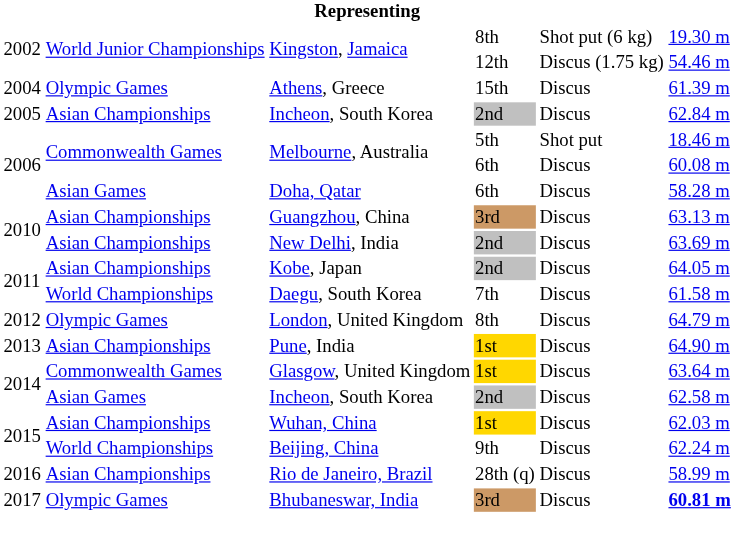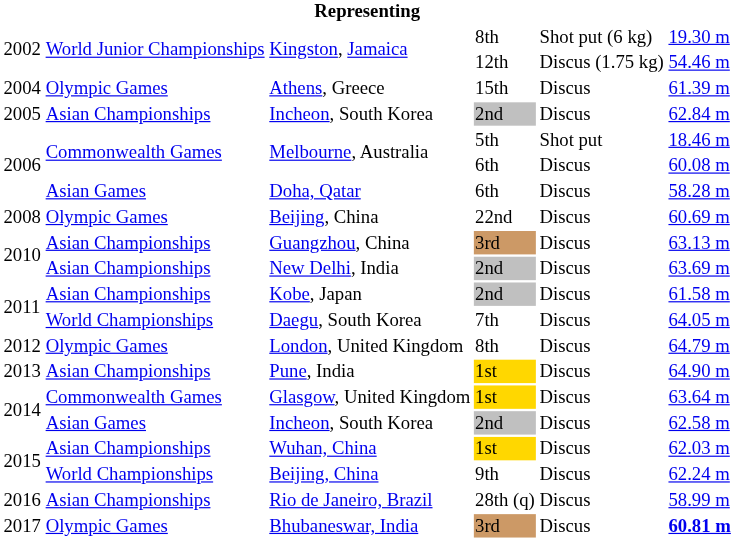+ row: (324, 216)
(699, 268) 64.05 m -> (699, 294) 61.58 m
(699, 294) 61.58 m -> (699, 319) 64.05 m
